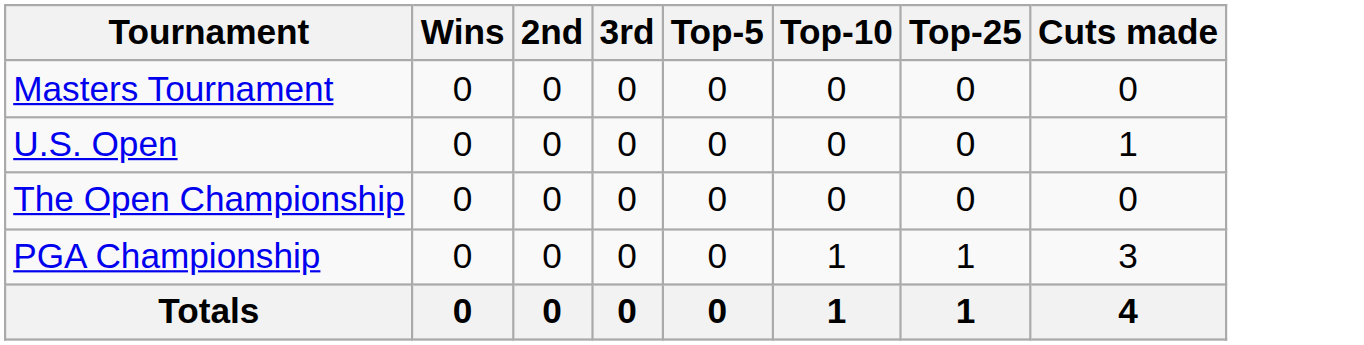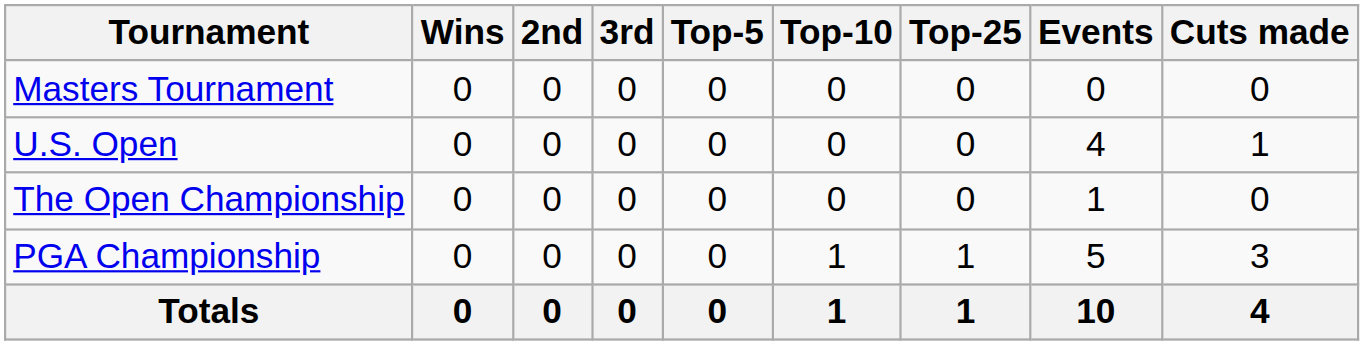+ column: (1096, 32)
